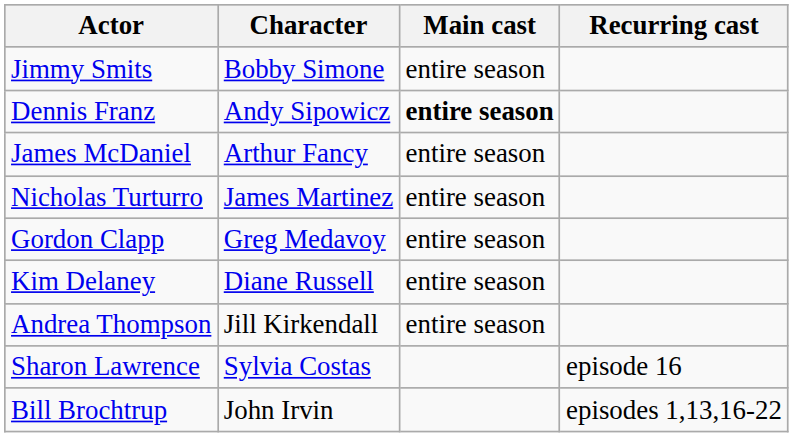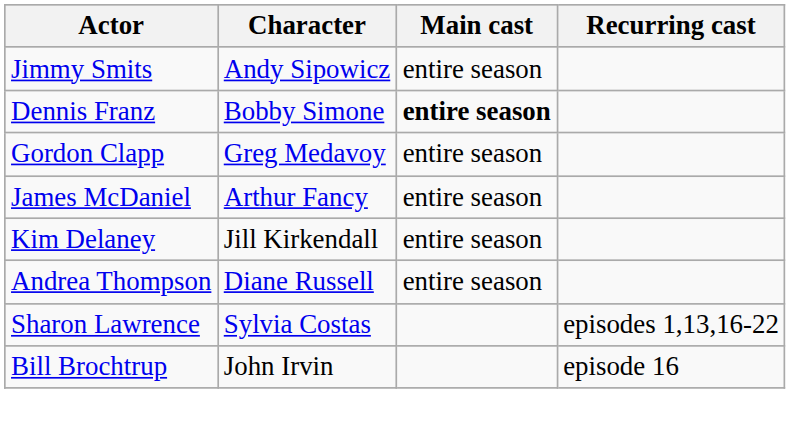(304, 68) Bobby Simone -> (307, 68) Andy Sipowicz
(307, 111) Andy Sipowicz -> (304, 111) Bobby Simone
rows swapped: (101, 153) <-> (88, 238)
- row: (107, 196)
(299, 281) Diane Russell -> (301, 238) Jill Kirkendall
(301, 324) Jill Kirkendall -> (299, 281) Diane Russell
(624, 366) episode 16 -> (671, 324) episodes 1,13,16-22
(674, 409) episodes 1,13,16-22 -> (621, 366) episode 16
